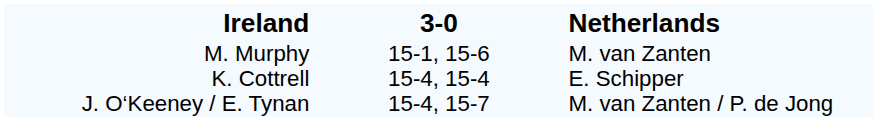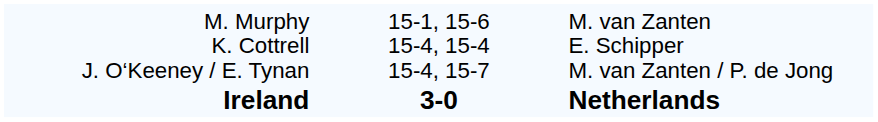rows swapped: (266, 23) <-> (196, 79)
